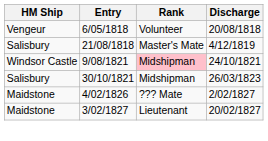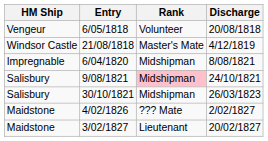(28, 45) Salisbury -> (42, 45) Windsor Castle
+ row: (105, 62)
(42, 62) Windsor Castle -> (28, 78) Salisbury
